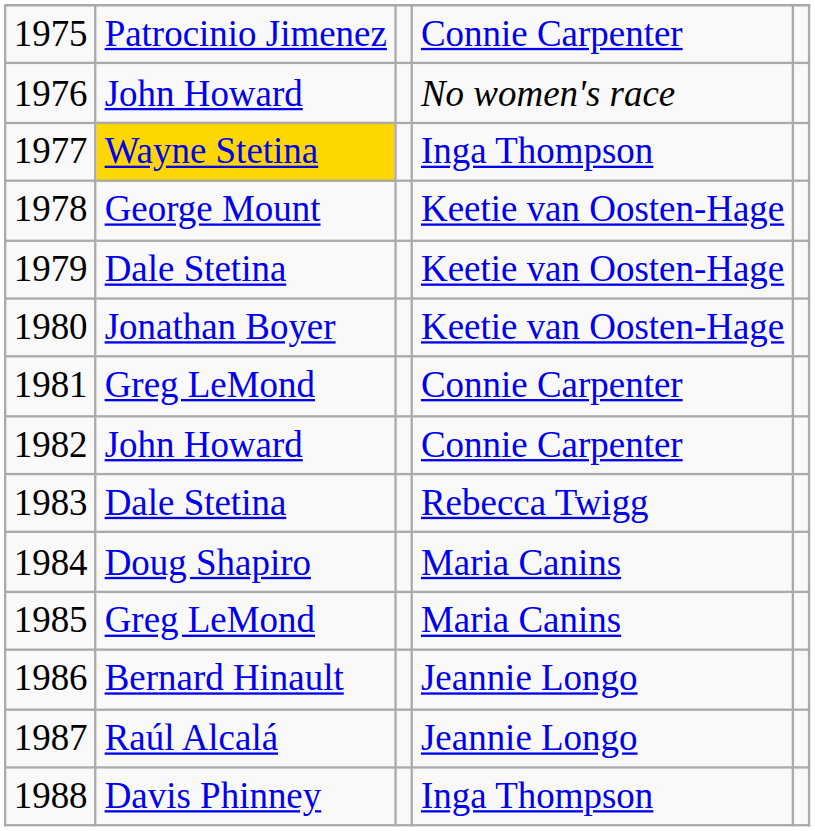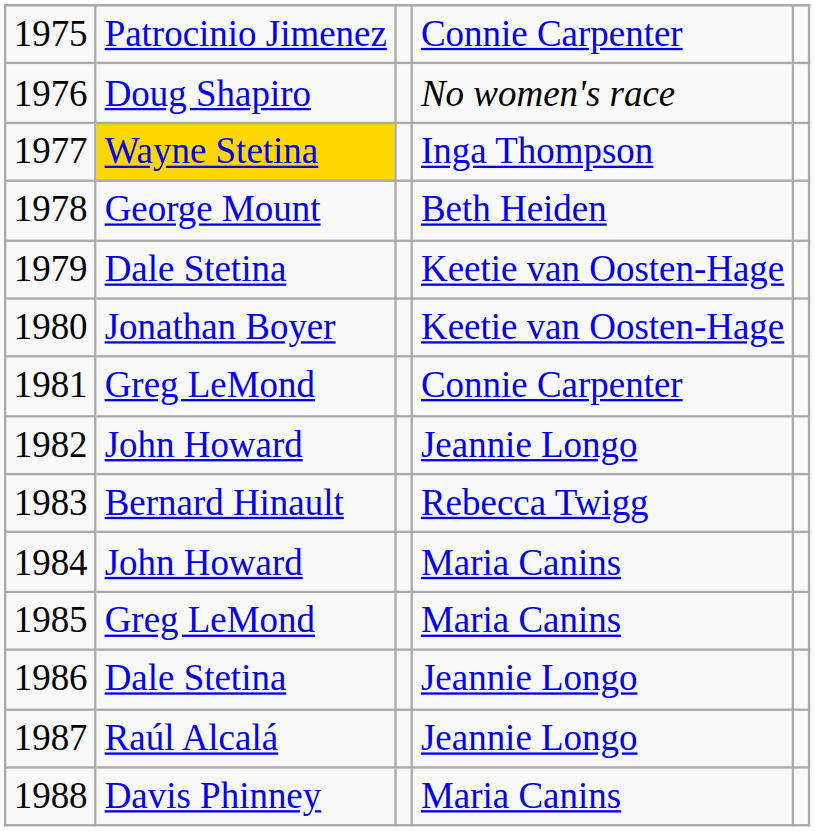(204, 92) John Howard -> (208, 92) Doug Shapiro
(603, 209) Keetie van Oosten-Hage -> (514, 209) Beth Heiden
(552, 444) Connie Carpenter -> (529, 444) Jeannie Longo
(195, 502) Dale Stetina -> (224, 502) Bernard Hinault
(208, 561) Doug Shapiro -> (204, 561) John Howard
(224, 678) Bernard Hinault -> (195, 678) Dale Stetina
(537, 795) Inga Thompson -> (521, 795) Maria Canins
